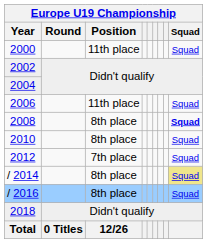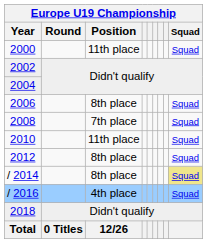(114, 103) 11th place -> (114, 103) 8th place
(114, 121) 8th place -> (114, 121) 7th place
(185, 121) bold -> (185, 122) normal
(114, 139) 8th place -> (114, 139) 11th place
(114, 157) 7th place -> (114, 157) 8th place
(114, 193) 8th place -> (114, 193) 4th place
